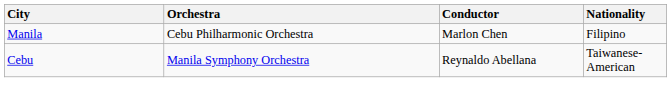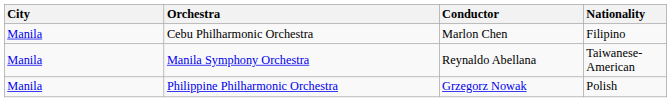(20, 60) Cebu -> (25, 60) Manila
+ row: (252, 86)
